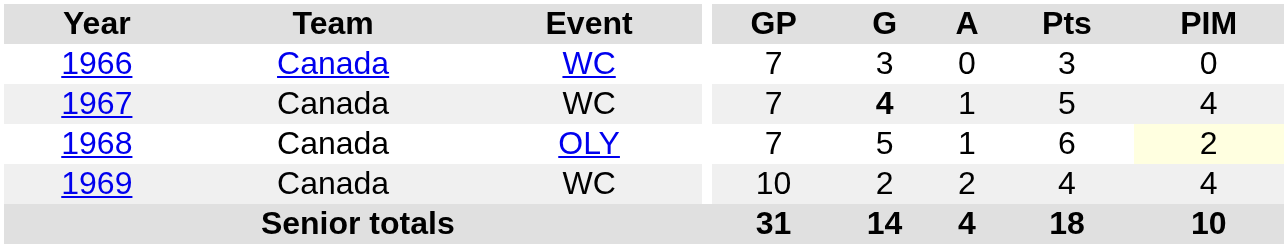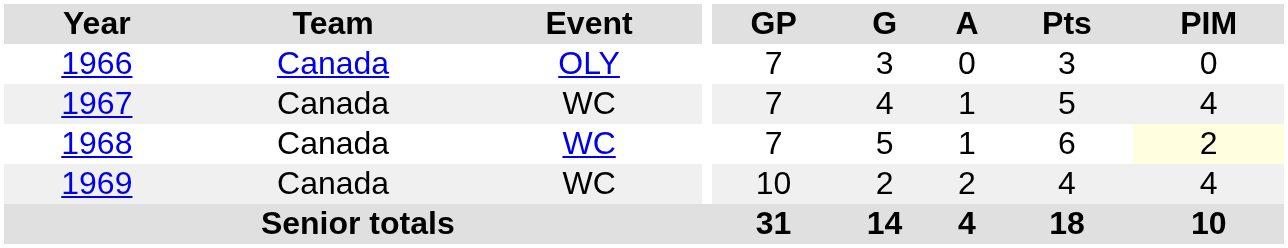(589, 63) WC -> (589, 63) OLY
(885, 103) bold -> (885, 103) normal
(589, 143) OLY -> (589, 143) WC
